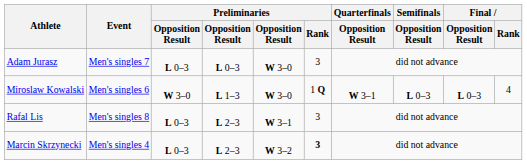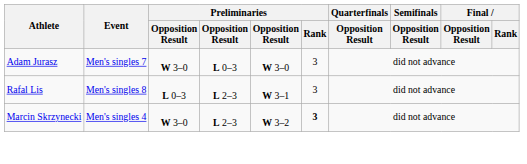(177, 68) L 0–3 -> (174, 68) W 3–0
- row: (45, 90)
(177, 151) L 0–3 -> (174, 123) W 3–0
